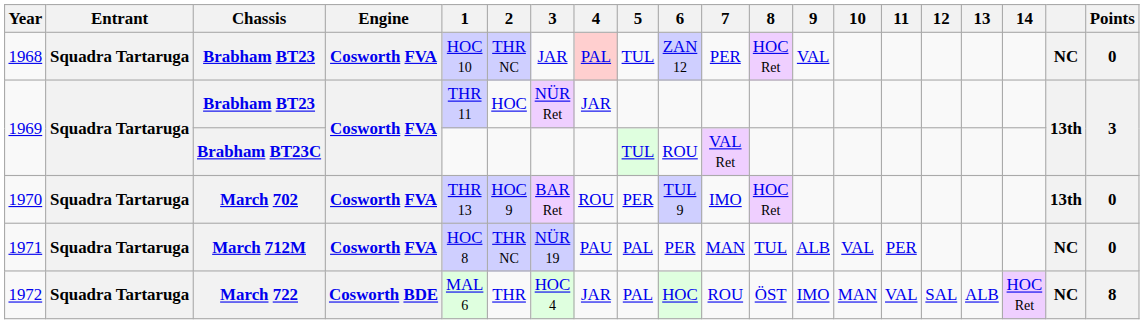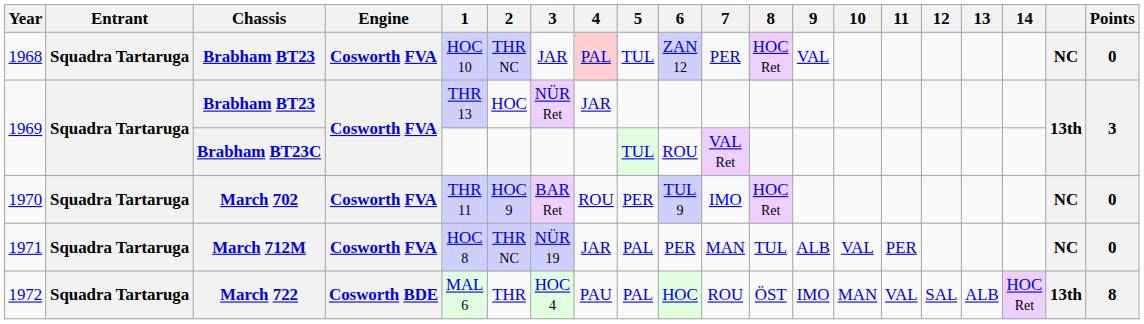(465, 104) THR 11 -> (465, 104) THR 13
(465, 199) THR 13 -> (465, 199) THR 11
(1066, 199) 13th -> (1066, 199) NC
(596, 247) PAU -> (596, 247) JAR
(596, 295) JAR -> (596, 295) PAU
(1066, 295) NC -> (1066, 295) 13th
